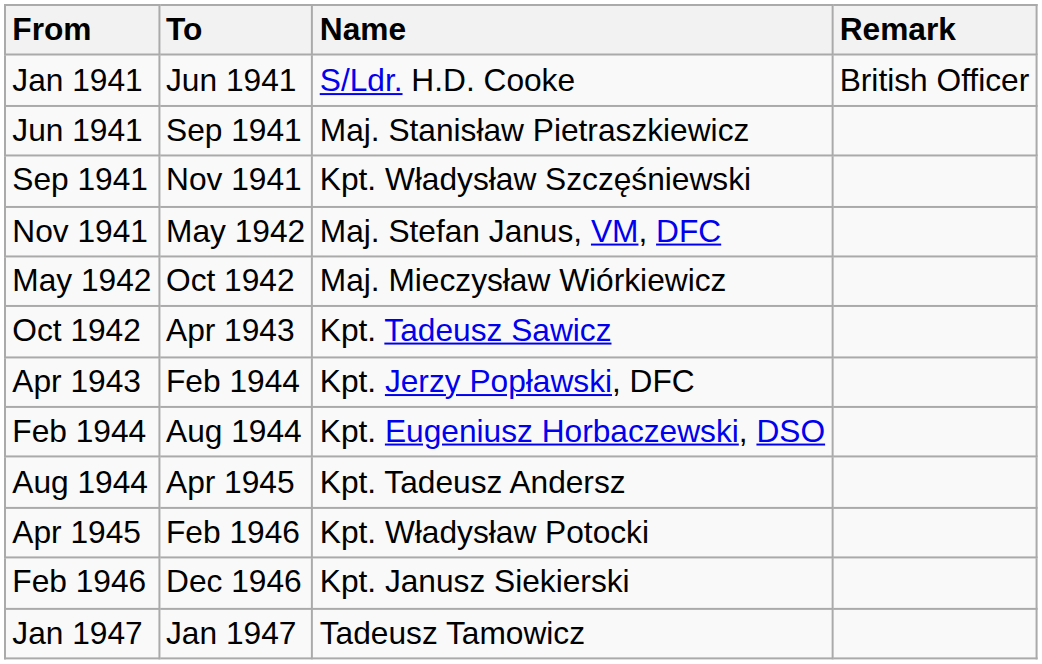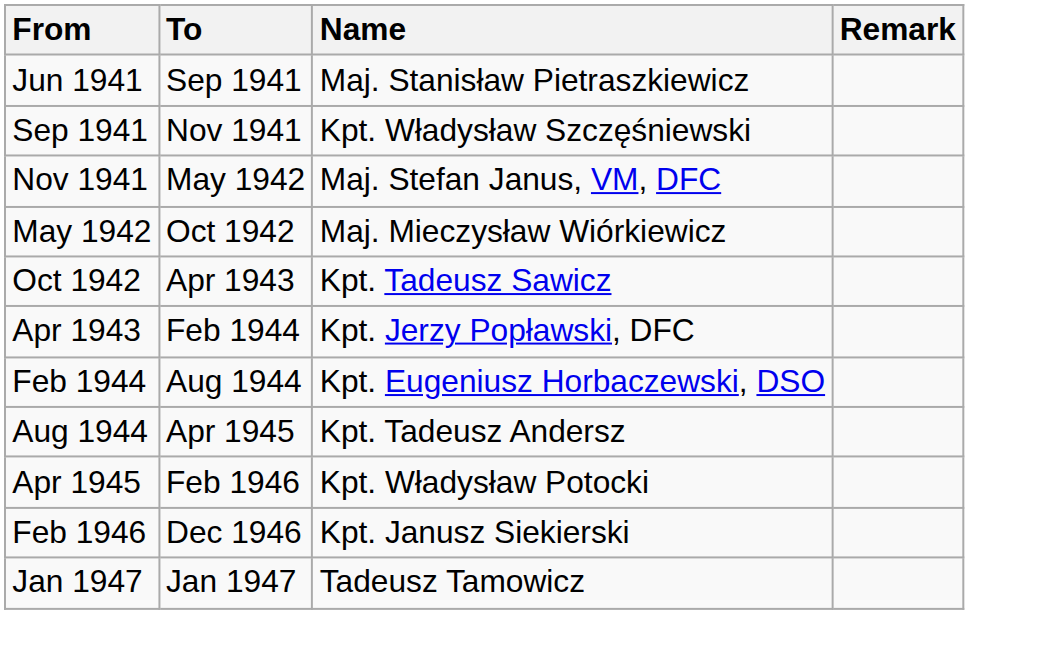- row: (77, 79)
